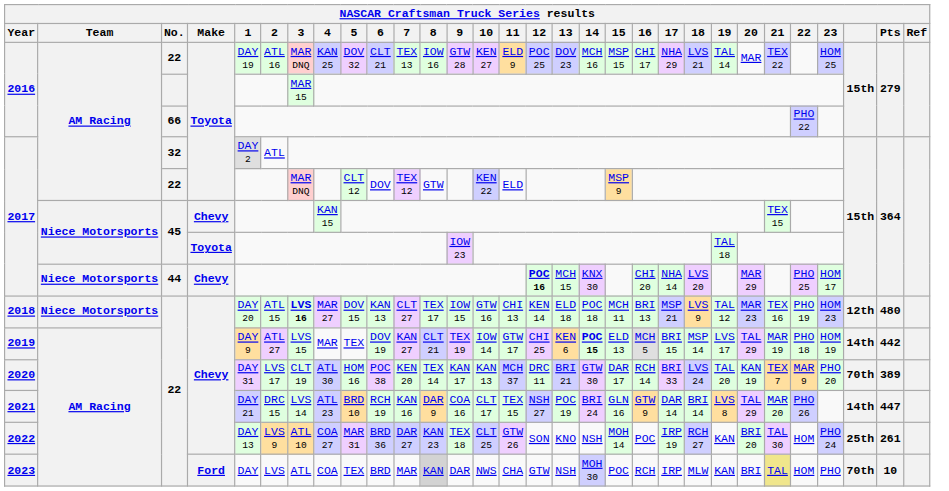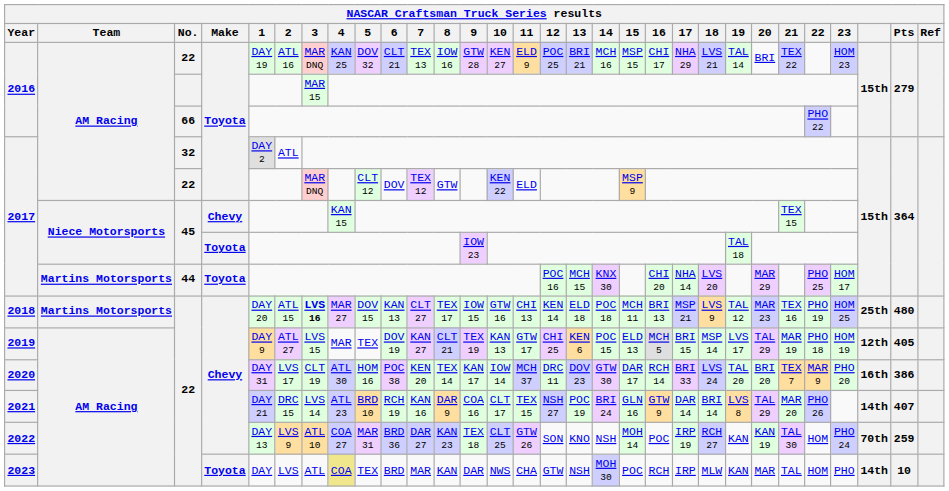(566, 57) DOV 23 -> (580, 57) BRI 21
(751, 58) MAR -> (765, 58) BRI
(830, 57) HOM 25 -> (844, 57) HOM 23
(100, 280) Niece Motorsports -> (106, 280) Martins Motorsports
(211, 280) Chevy -> (225, 280) Toyota
(539, 280) bold -> (553, 279) normal
(100, 311) Niece Motorsports -> (106, 311) Martins Motorsports
(830, 311) HOM 23 -> (844, 311) HOM 25
(860, 311) 12th -> (874, 311) 25th
(486, 342) IOW 14 -> (500, 342) KAN 13
(592, 343) bold -> (606, 342) normal
(860, 343) 14th -> (874, 343) 12th
(890, 343) 442 -> (904, 343) 405
(486, 374) KAN 13 -> (500, 374) IOW 14
(566, 374) BRI 21 -> (580, 374) DOV 23
(751, 374) KAN 19 -> (765, 374) BRI 20
(860, 375) 70th -> (874, 375) 16th
(890, 375) 389 -> (904, 375) 386
(890, 406) 447 -> (904, 406) 407
(751, 438) BRI 20 -> (765, 438) KAN 19
(860, 438) 25th -> (874, 438) 70th
(890, 438) 261 -> (904, 438) 259
(211, 470) Ford -> (225, 470) Toyota
(327, 470) no background -> (341, 470) khaki background
(433, 470) lightgrey background -> (447, 470) no background
(751, 470) BRI -> (765, 470) MAR
(778, 470) khaki background -> (791, 470) no background
(860, 470) 70th -> (874, 470) 14th
